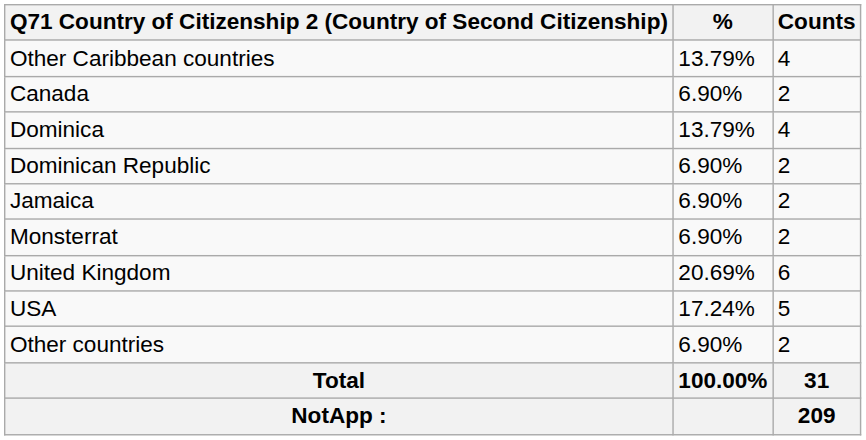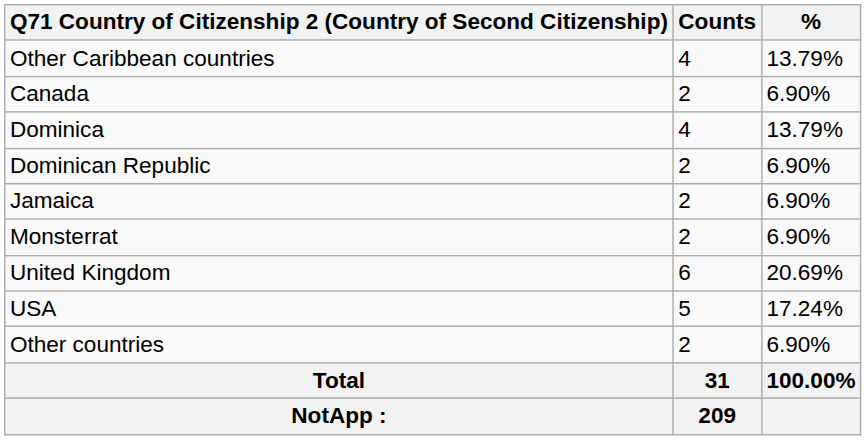columns swapped: (817, 22) <-> (723, 22)
